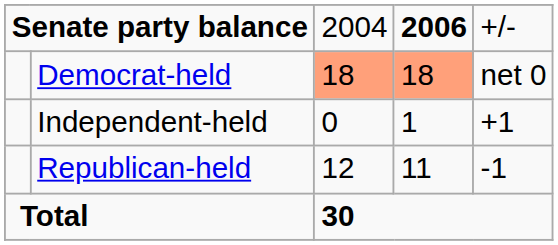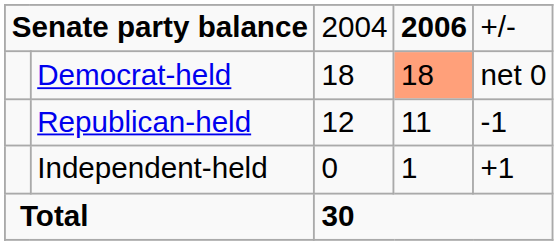(338, 74) lightsalmon background -> (338, 74) no background
rows swapped: (144, 168) <-> (152, 121)
